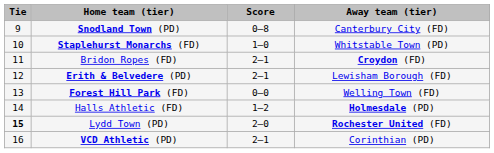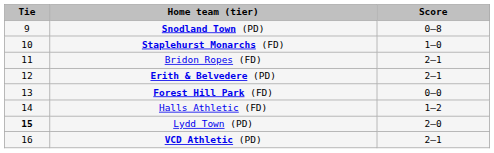- column: (392, 12)
